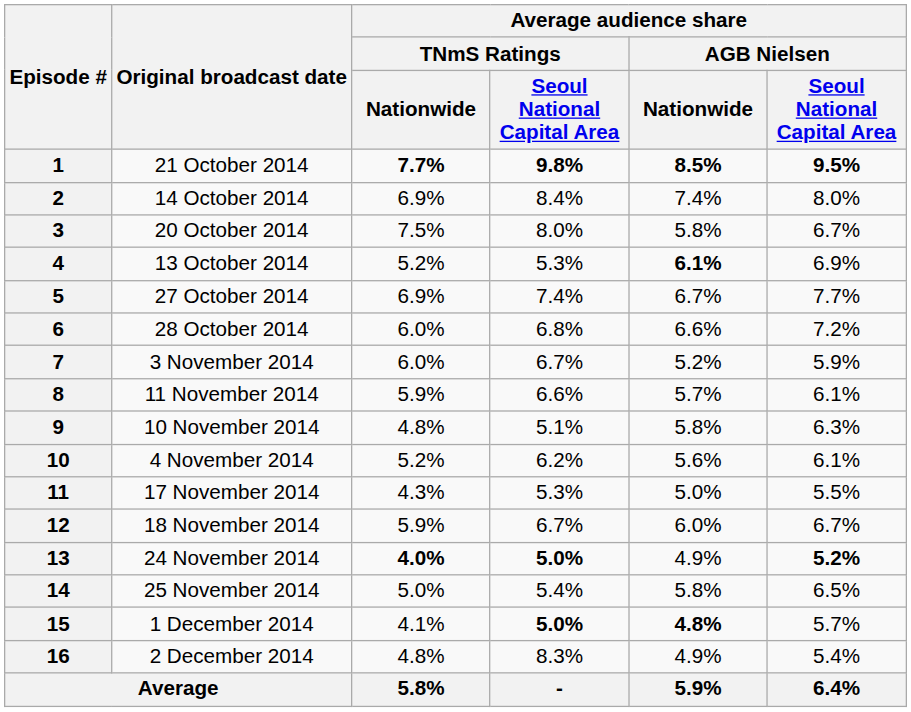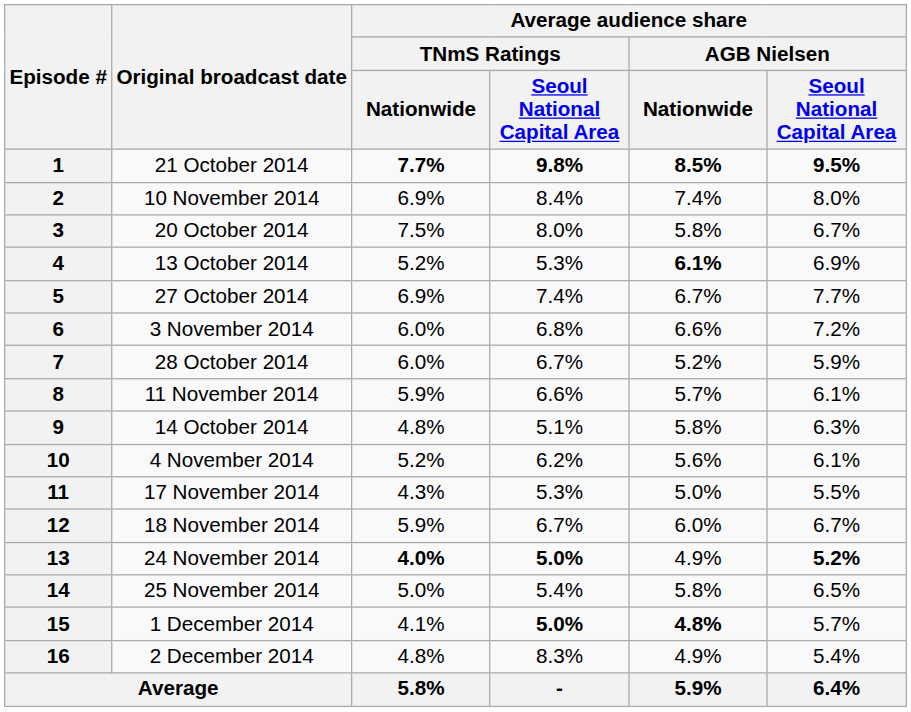(232, 198) 14 October 2014 -> (232, 198) 10 November 2014
(232, 329) 28 October 2014 -> (232, 329) 3 November 2014
(232, 361) 3 November 2014 -> (232, 361) 28 October 2014
(232, 427) 10 November 2014 -> (232, 427) 14 October 2014
